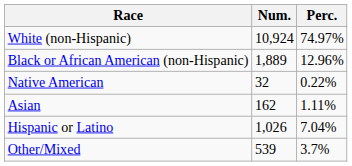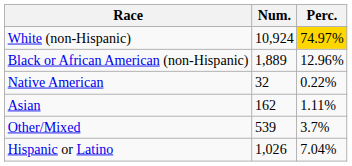(322, 37) no background -> (322, 37) gold background
rows swapped: (44, 149) <-> (60, 127)
